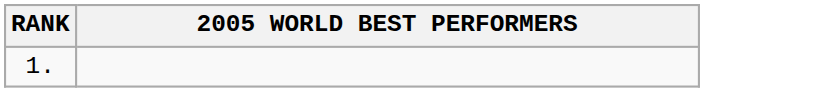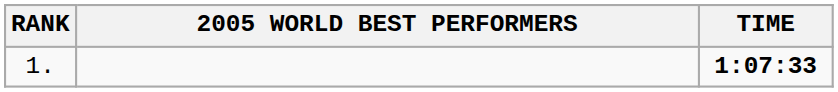+ column: (766, 25)
